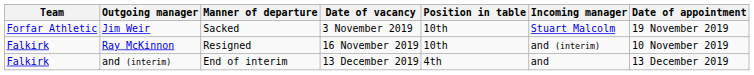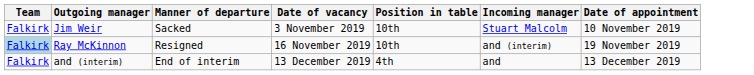(52, 29) Forfar Athletic -> (28, 29) Falkirk
(680, 29) 19 November 2019 -> (632, 29) 10 November 2019
(28, 45) no background -> (28, 45) lightblue background
(680, 45) 10 November 2019 -> (632, 45) 19 November 2019
